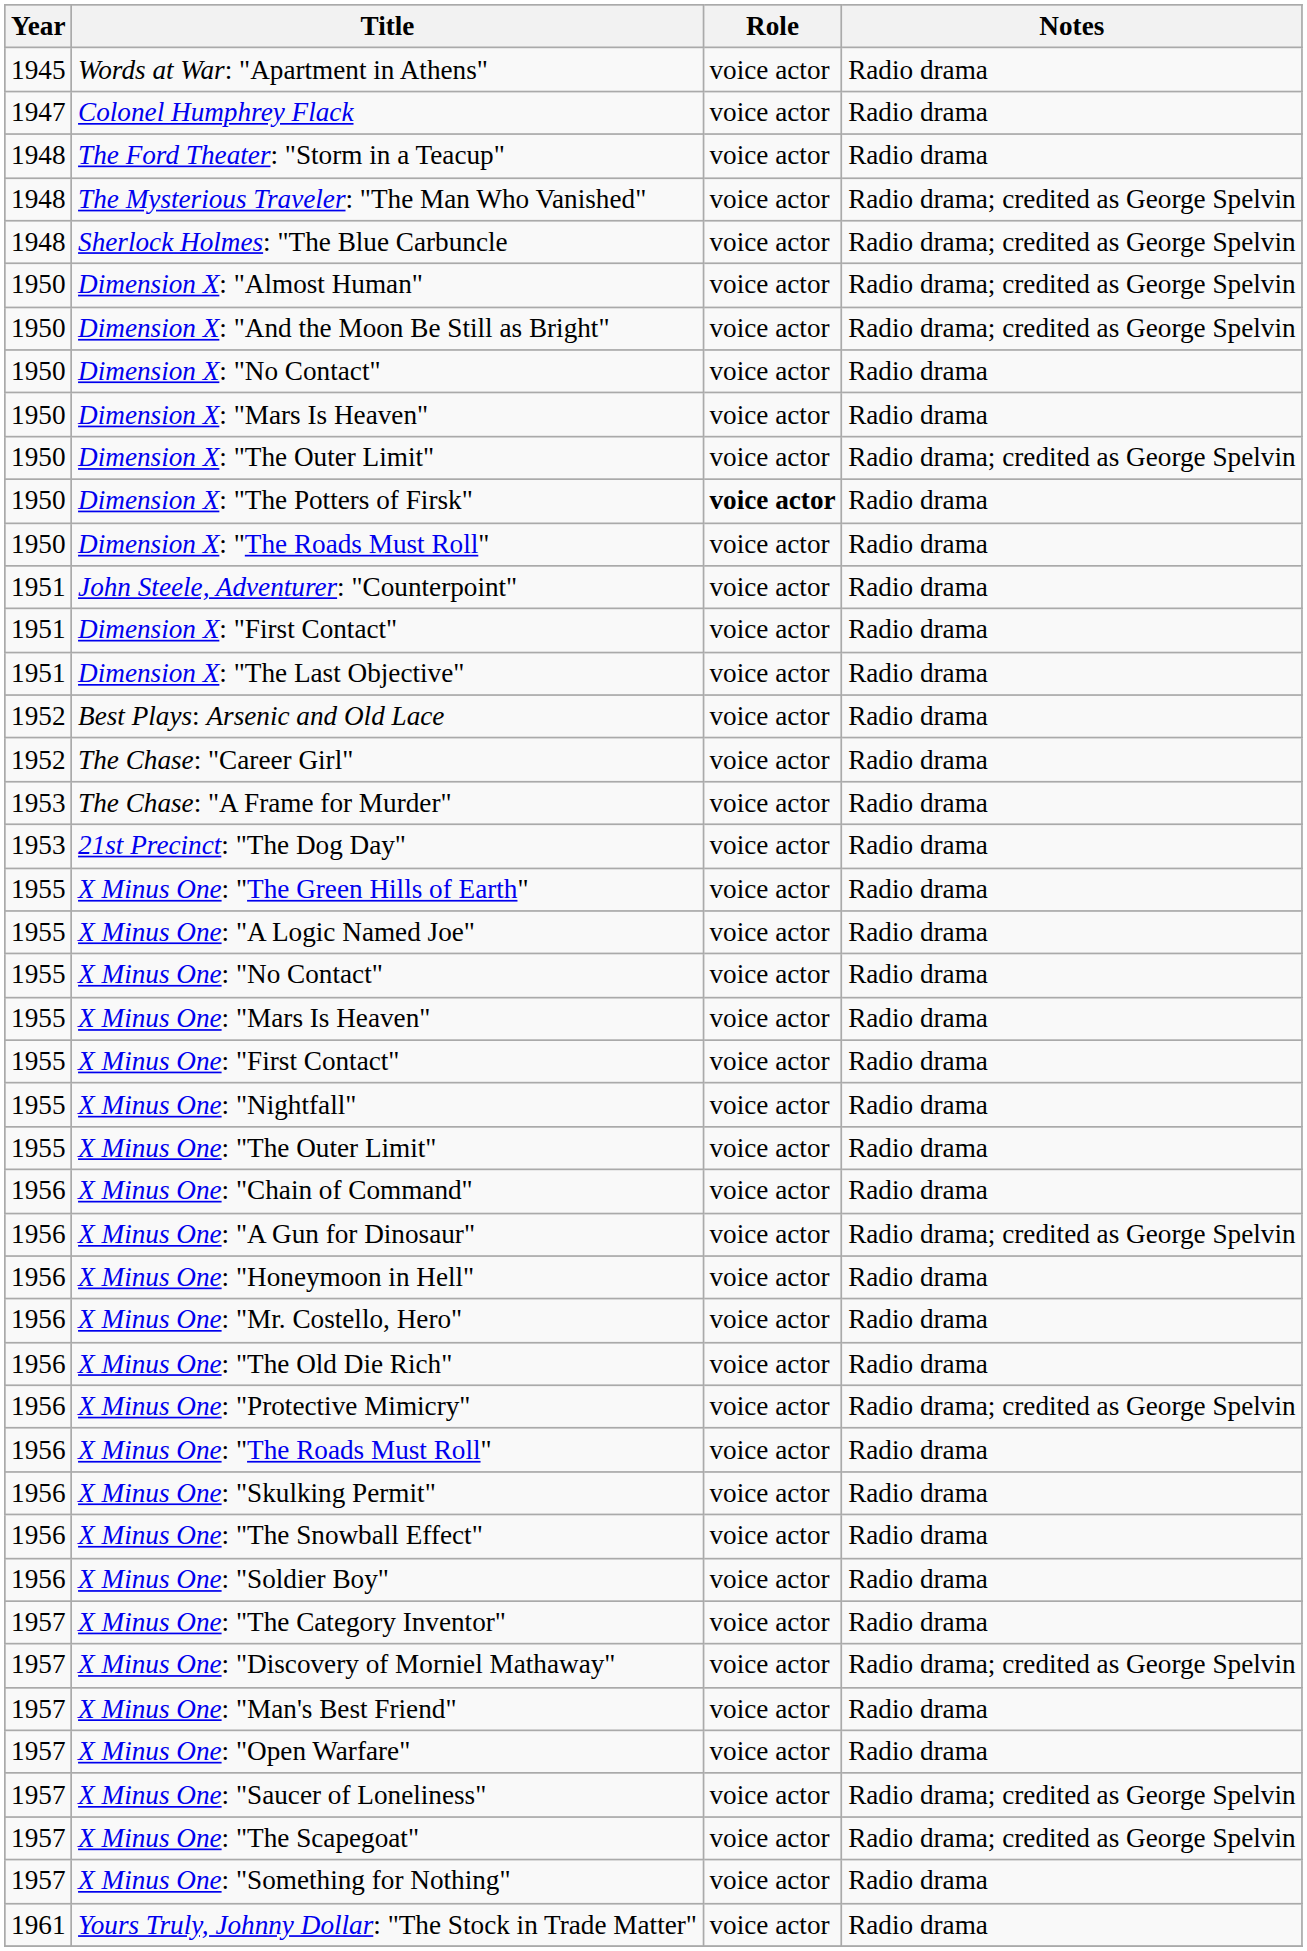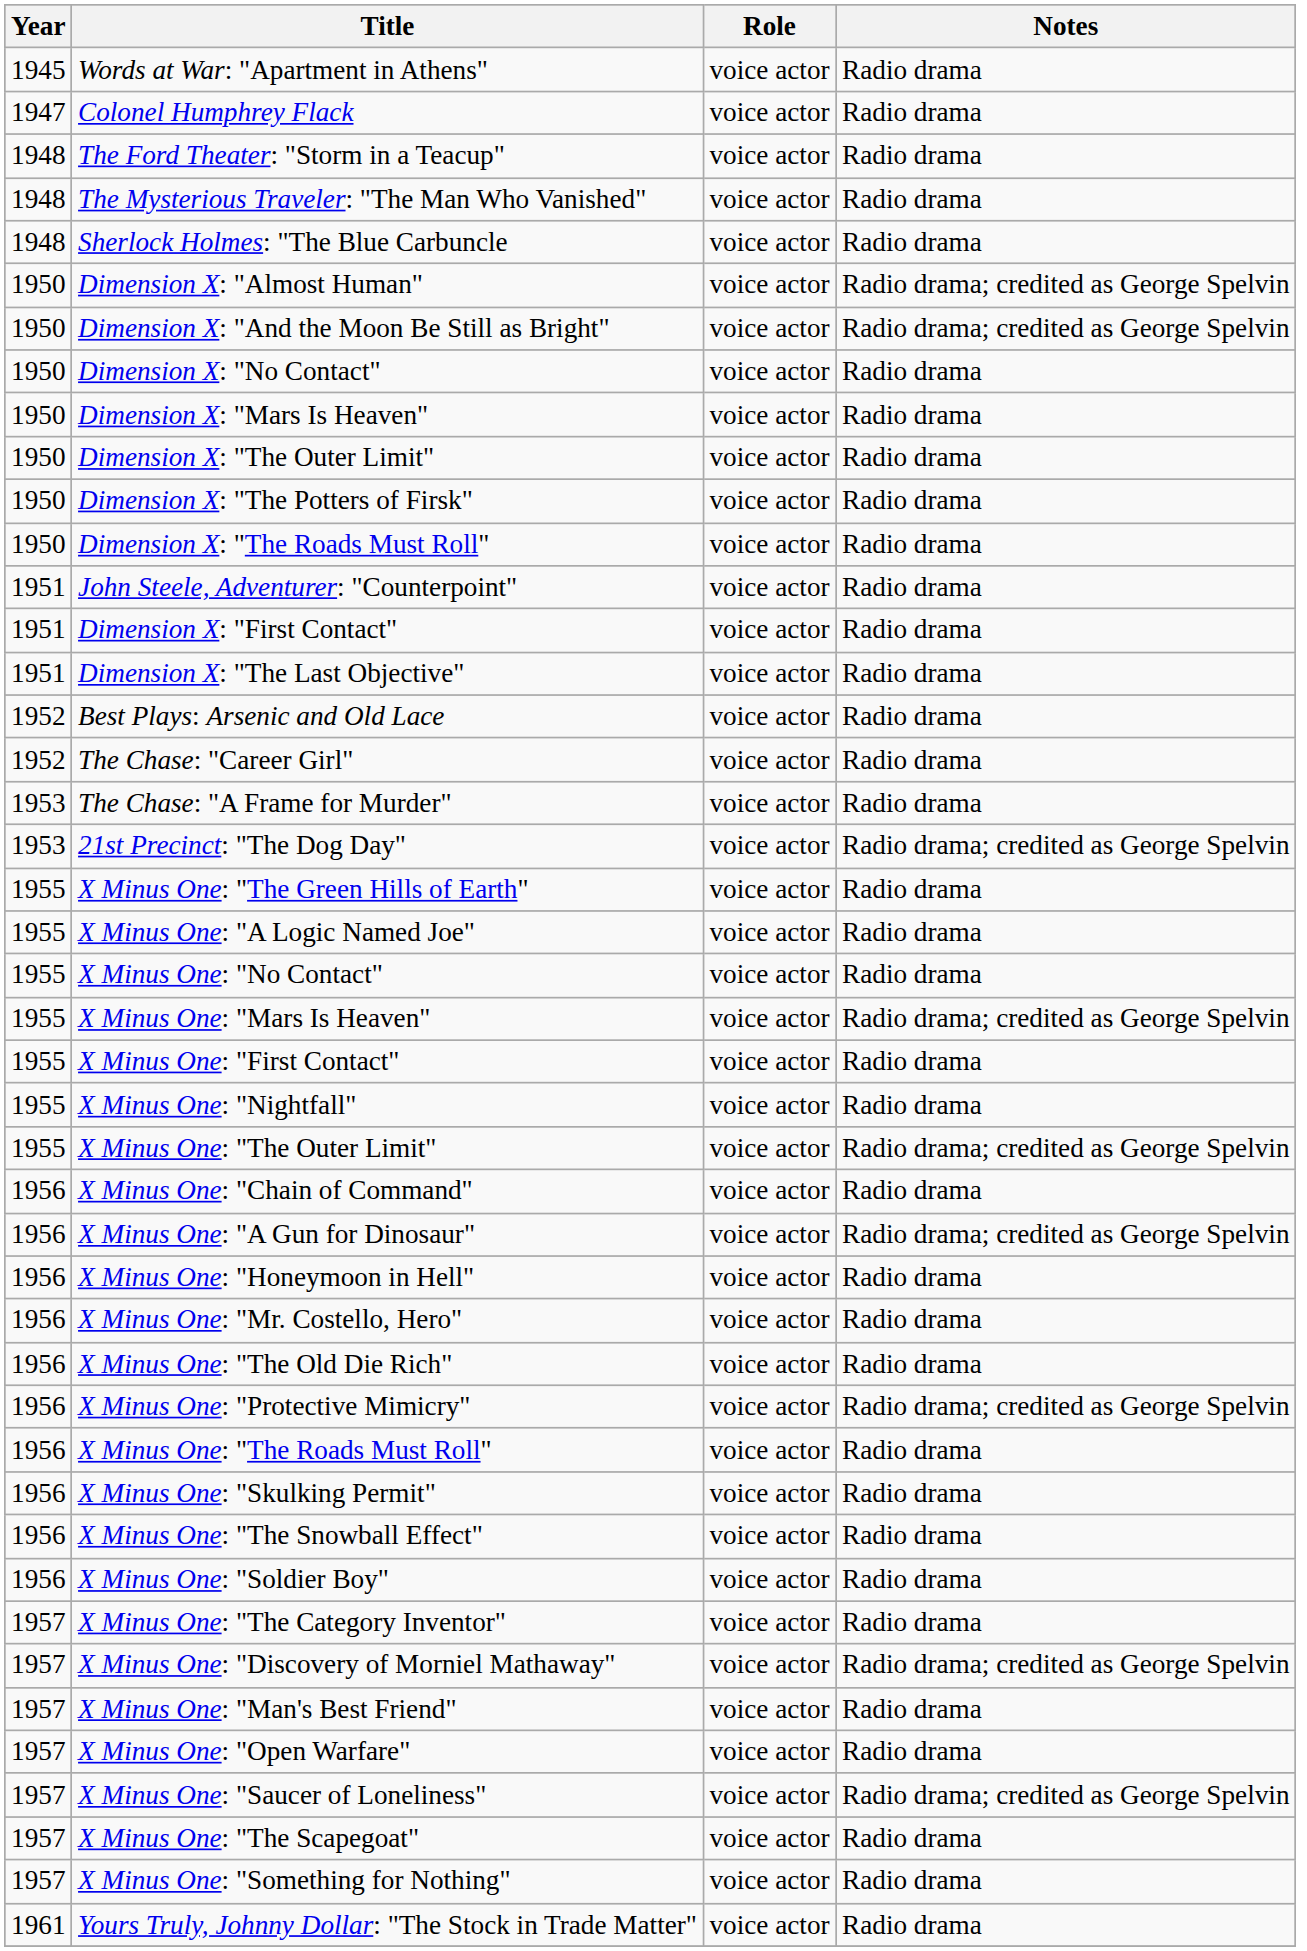(1072, 198) Radio drama; credited as George Spelvin -> (912, 198) Radio drama
(1072, 241) Radio drama; credited as George Spelvin -> (912, 241) Radio drama
(1072, 457) Radio drama; credited as George Spelvin -> (912, 457) Radio drama
(773, 500) bold -> (770, 500) normal
(918, 845) Radio drama -> (1066, 845) Radio drama; credited as George Spelvin
(918, 1018) Radio drama -> (1066, 1018) Radio drama; credited as George Spelvin
(918, 1147) Radio drama -> (1066, 1147) Radio drama; credited as George Spelvin
(1072, 1837) Radio drama; credited as George Spelvin -> (912, 1837) Radio drama
